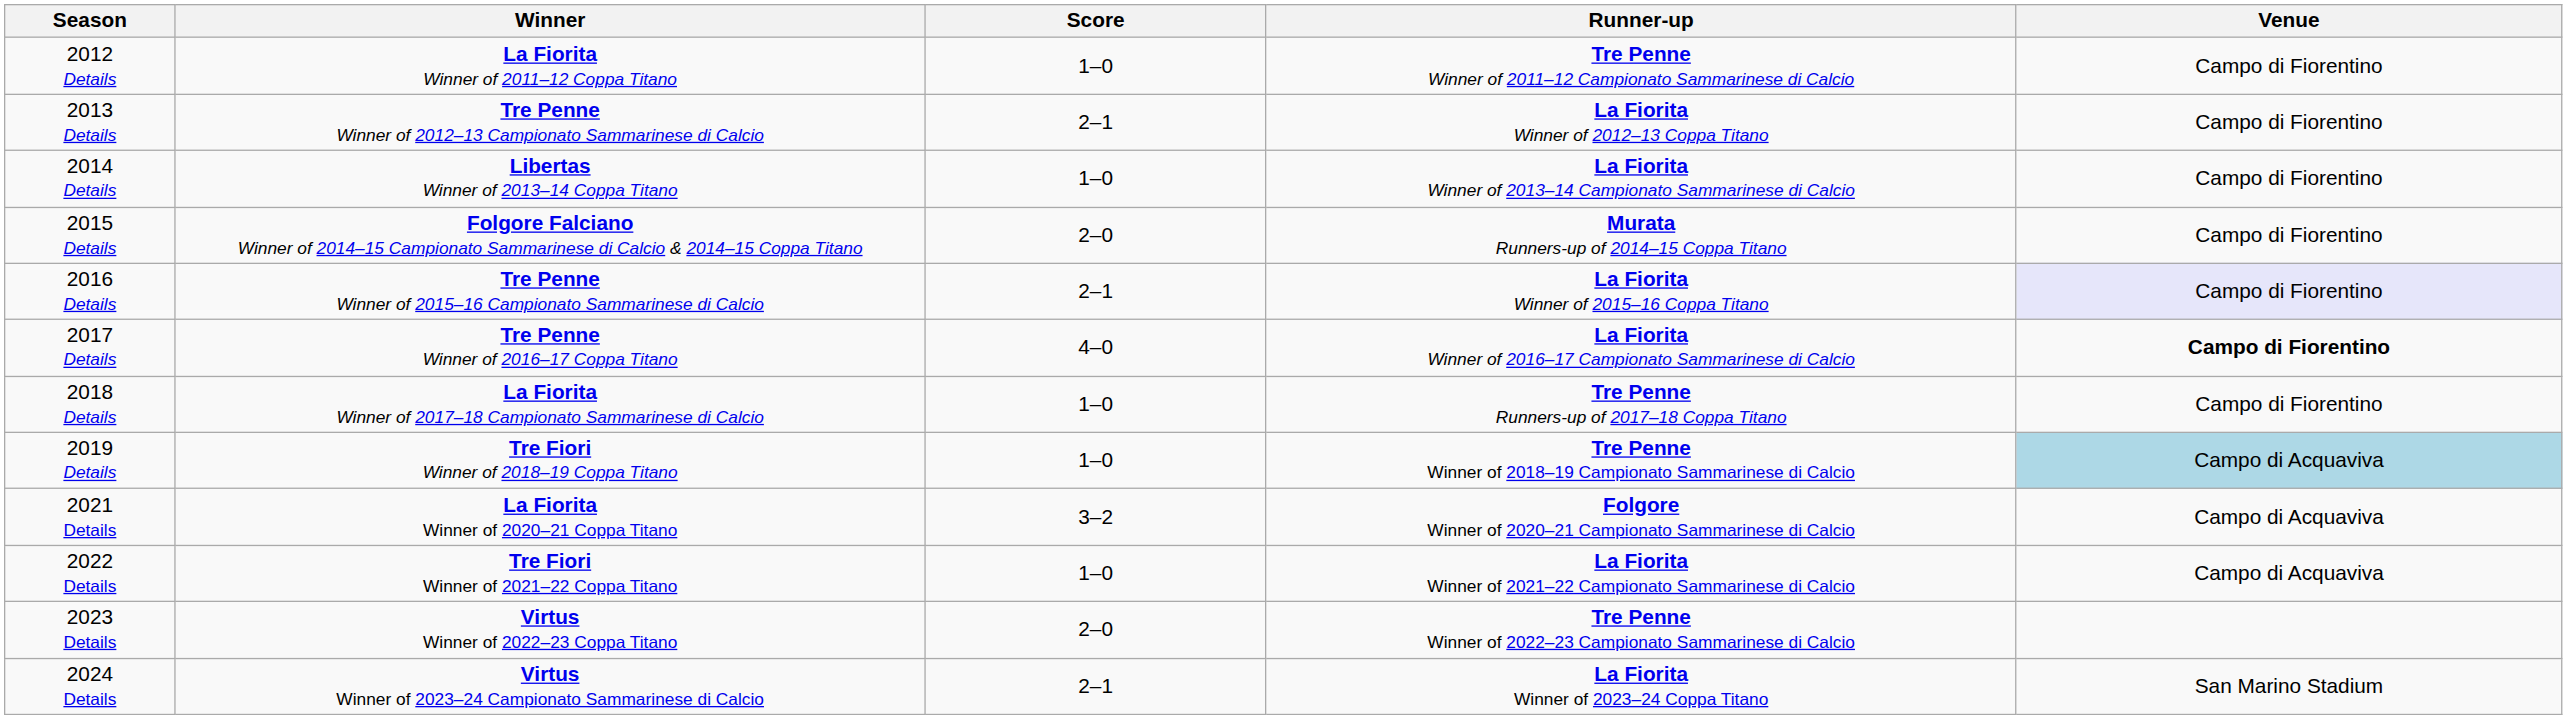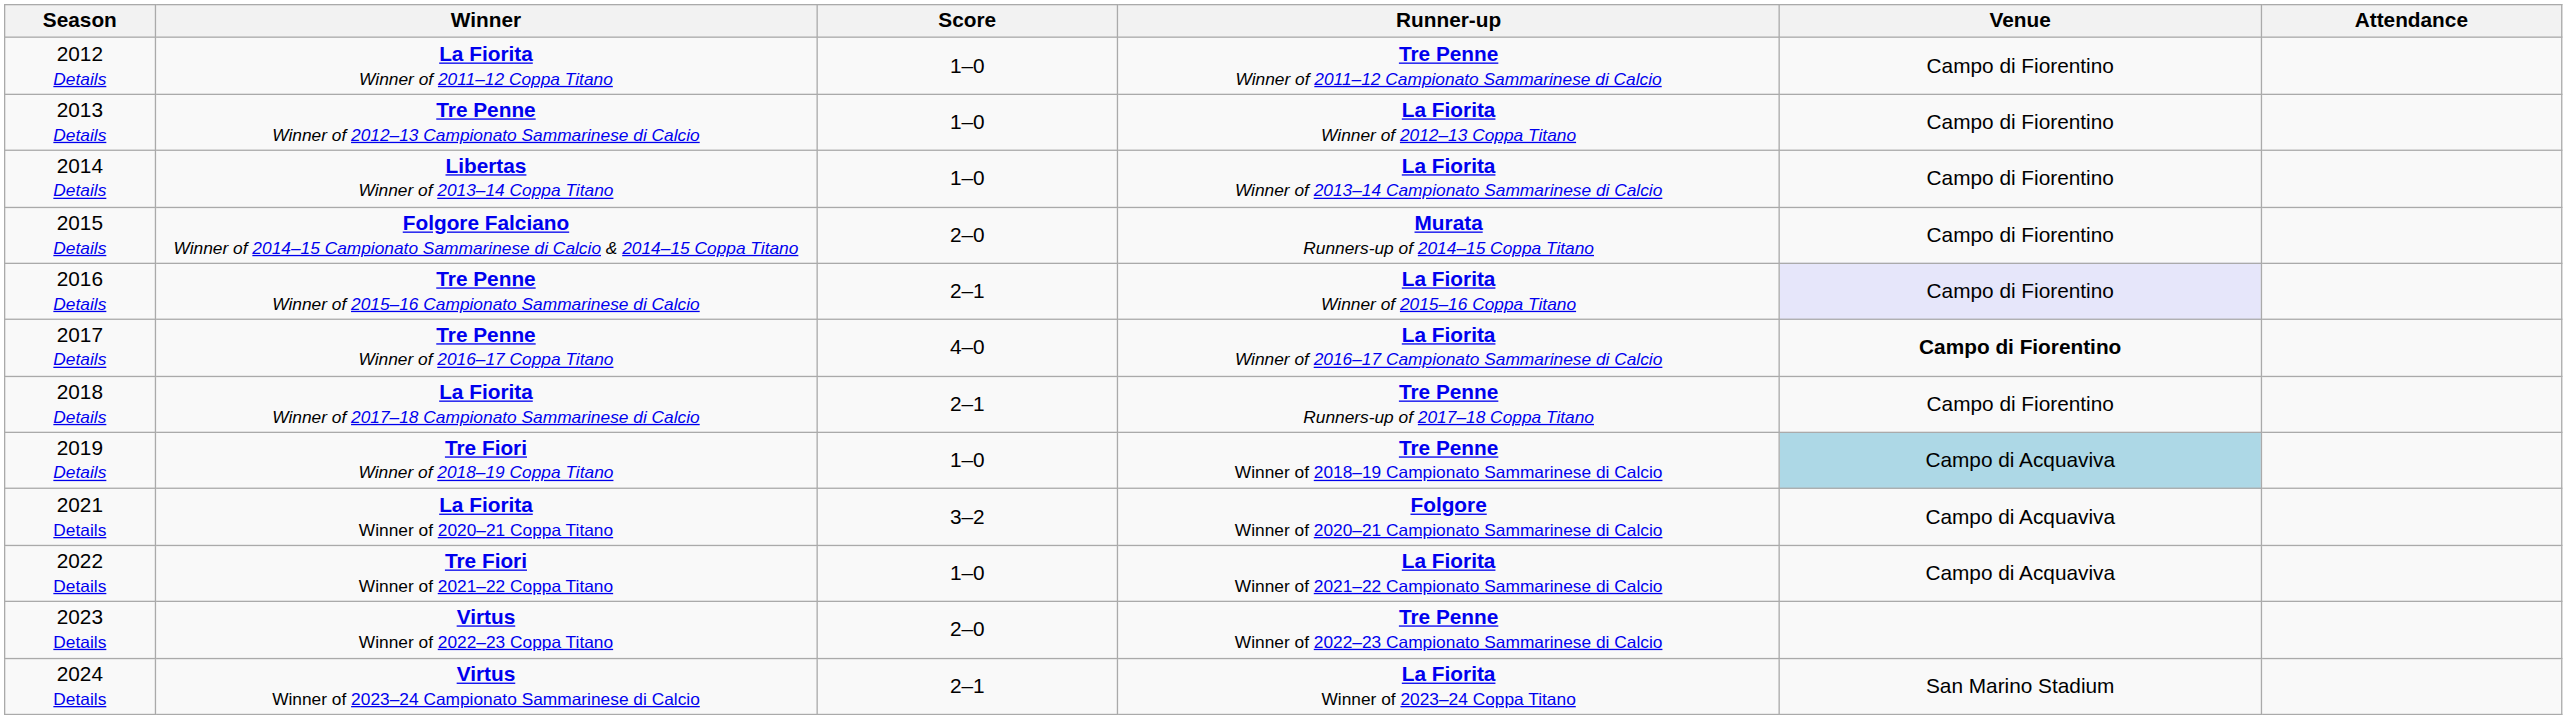+ column: (2411, 20)
(1096, 122) 2–1 -> (967, 122) 1–0
(1096, 404) 1–0 -> (967, 404) 2–1
